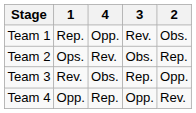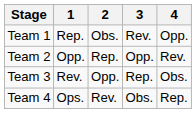columns swapped: (174, 14) <-> (105, 14)
(70, 56) Ops. -> (71, 56) Opp.
(139, 56) Obs. -> (140, 56) Opp.
(71, 98) Opp. -> (70, 98) Ops.
(140, 98) Opp. -> (139, 98) Obs.
